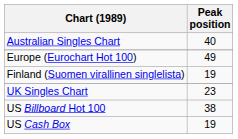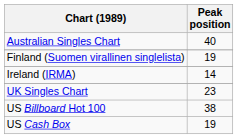- row: (72, 58)
+ row: (41, 74)
